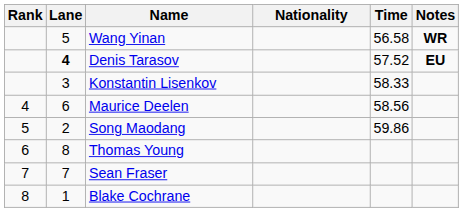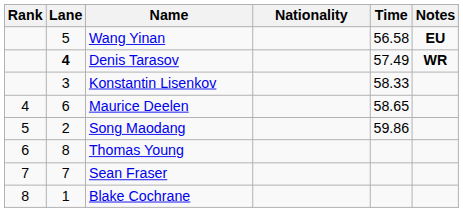(435, 38) WR -> (435, 38) EU
(391, 60) 57.52 -> (391, 60) 57.49
(435, 60) EU -> (435, 60) WR
(391, 106) 58.56 -> (391, 106) 58.65
